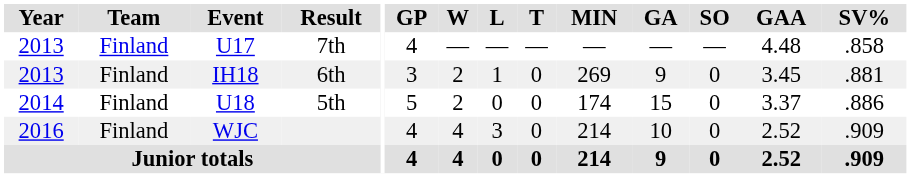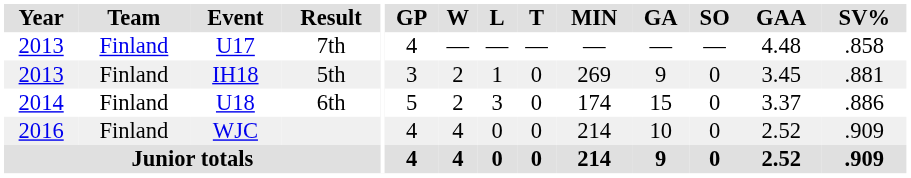(331, 74) 6th -> (331, 74) 5th
(331, 102) 5th -> (331, 102) 6th
(497, 102) 0 -> (497, 102) 3
(497, 130) 3 -> (497, 130) 0
